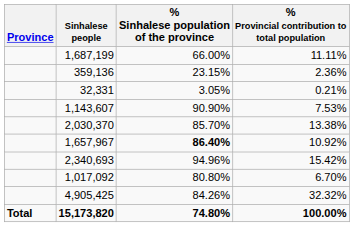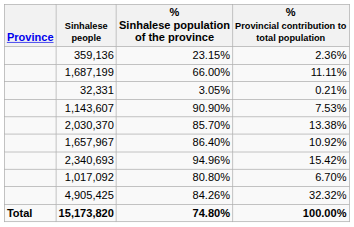rows swapped: (89, 55) <-> (94, 73)
(211, 143) bold -> (211, 143) normal
